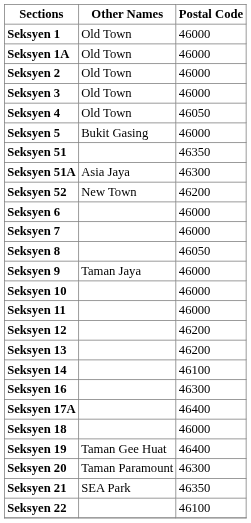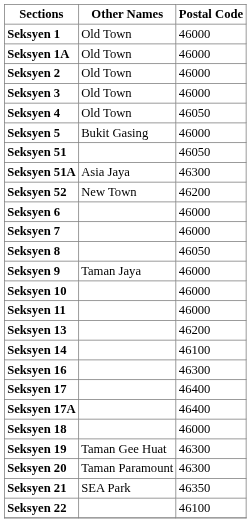(195, 152) 46350 -> (195, 152) 46050
- row: (37, 330)
+ row: (37, 389)
(195, 448) 46400 -> (195, 448) 46300
